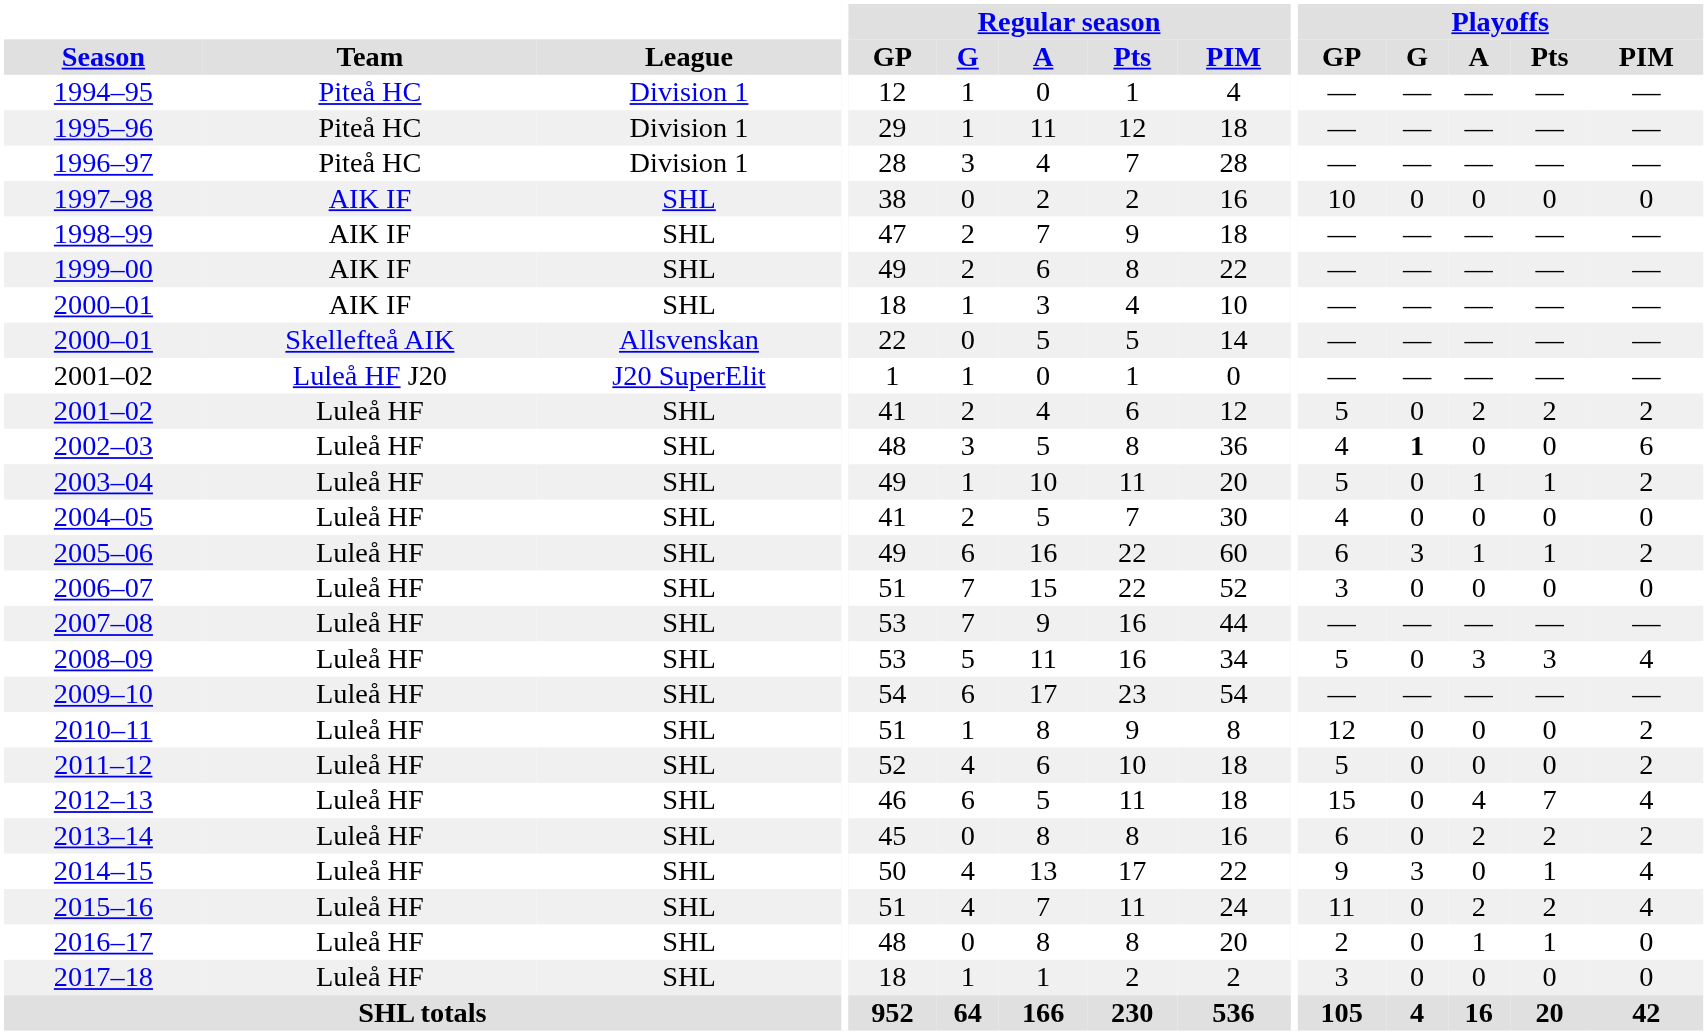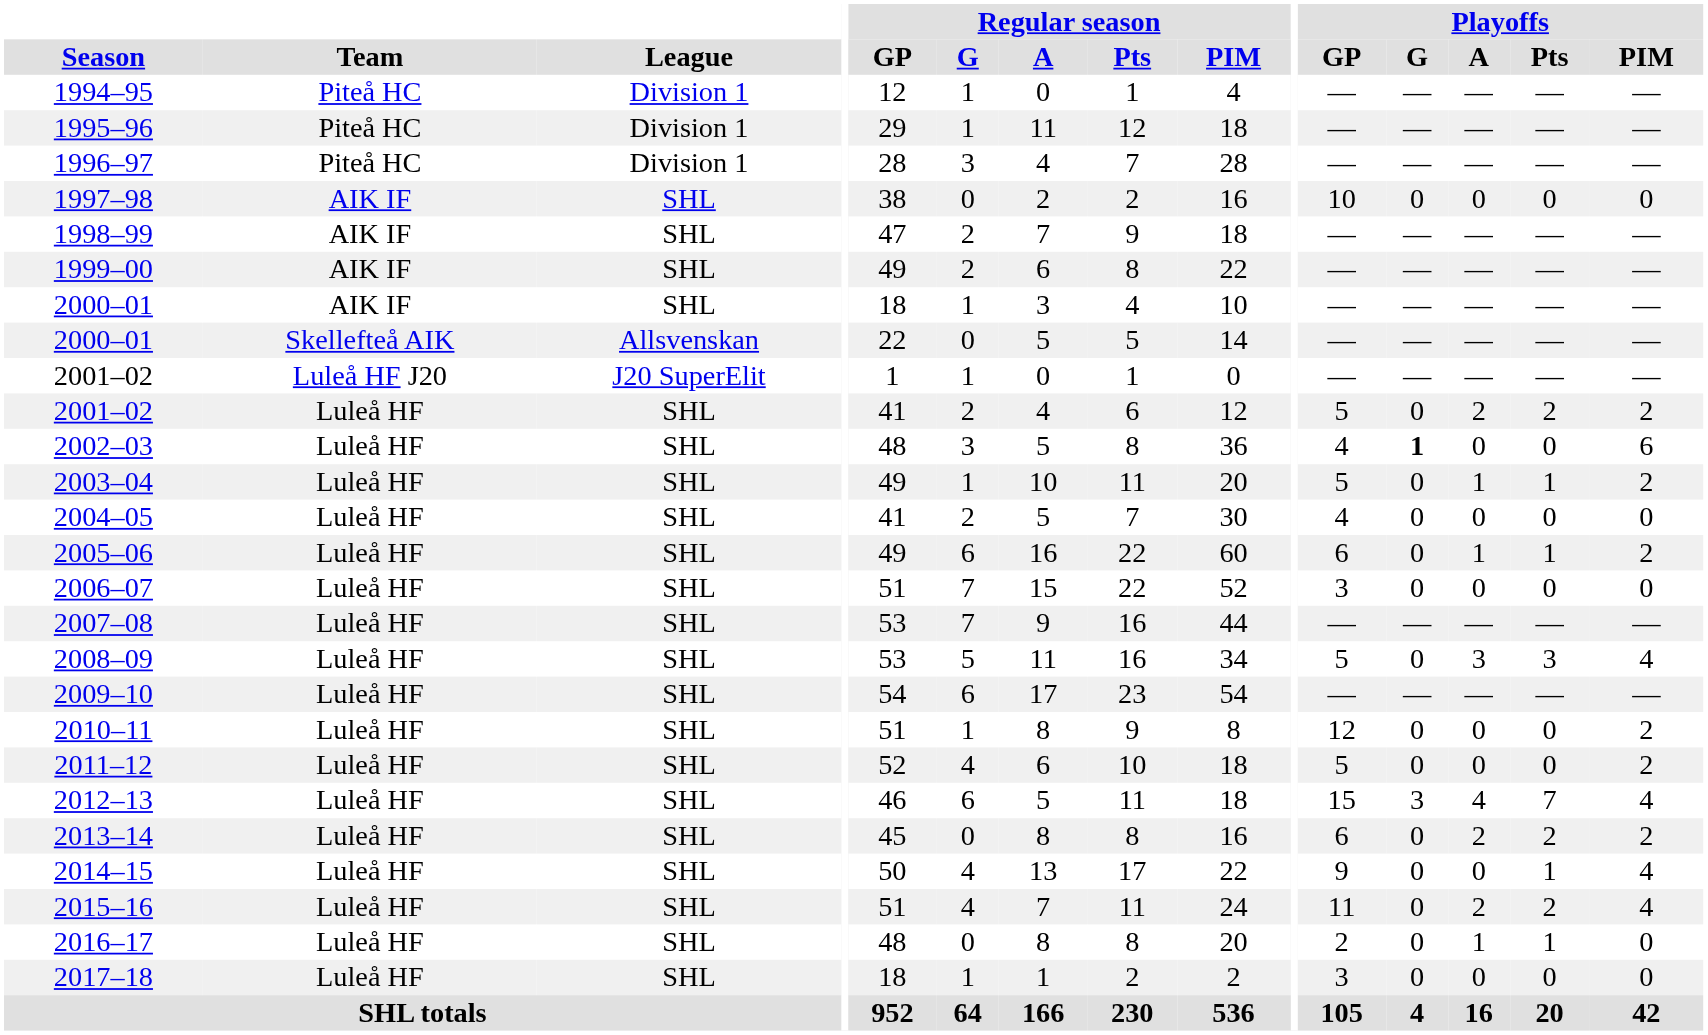(1417, 552) 3 -> (1417, 552) 0
(1417, 800) 0 -> (1417, 800) 3
(1417, 870) 3 -> (1417, 870) 0
